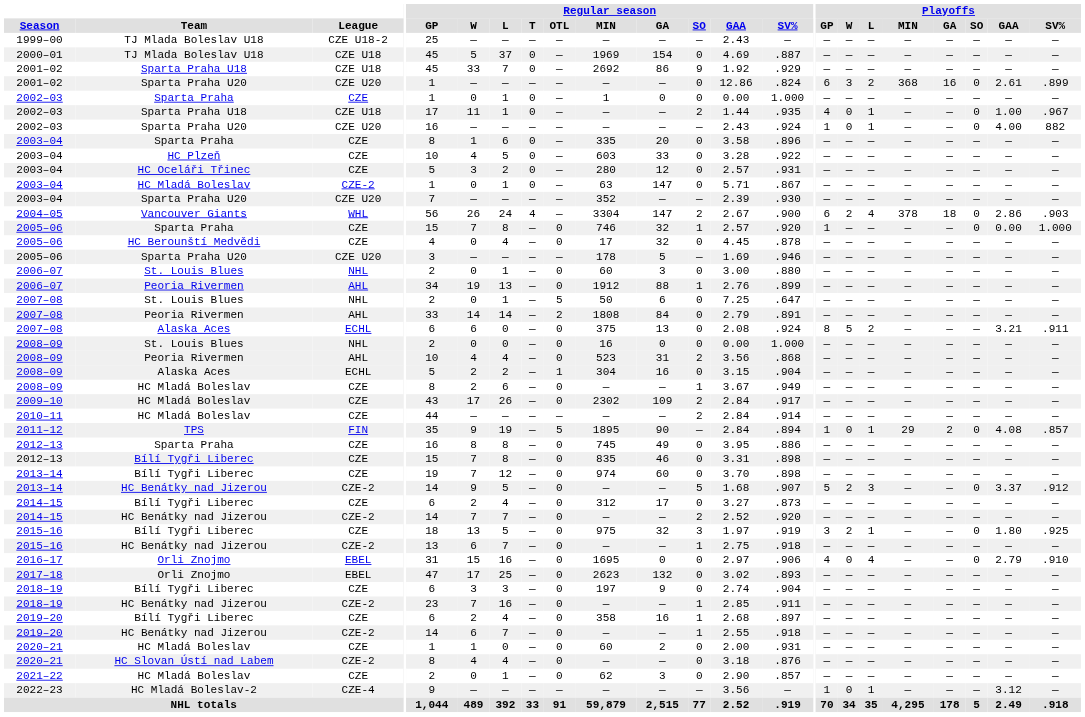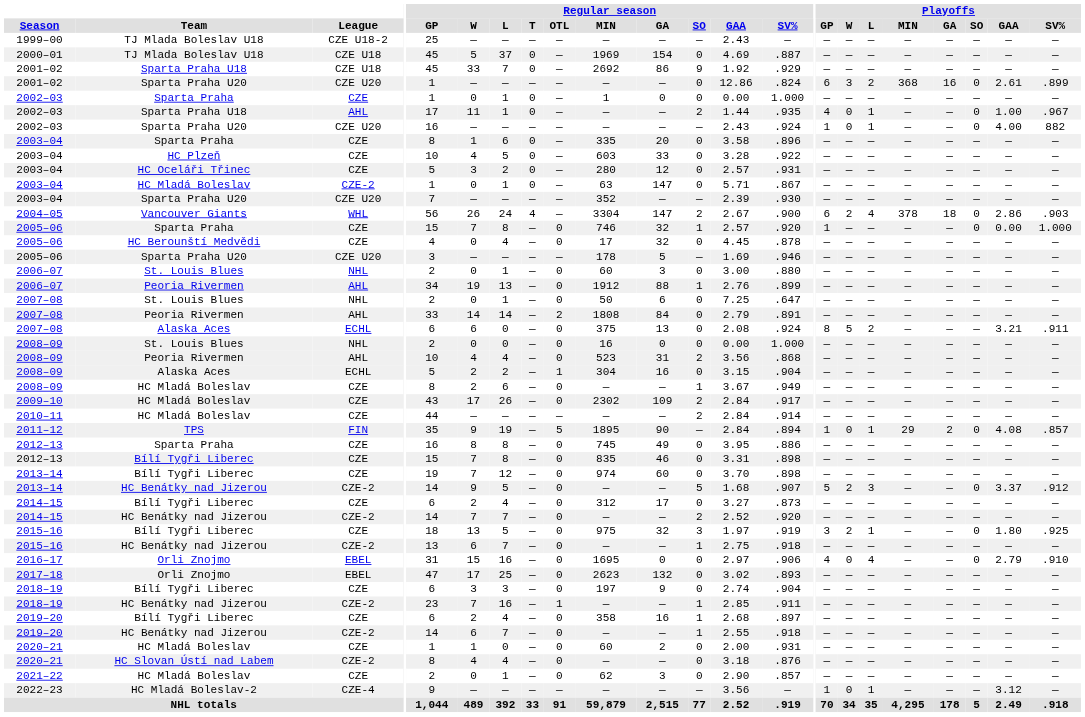(358, 112) CZE U18 -> (358, 112) AHL
(559, 300) 5 -> (559, 300) 0
(559, 604) 0 -> (559, 604) 1
